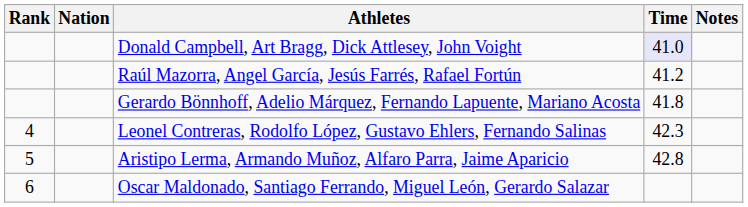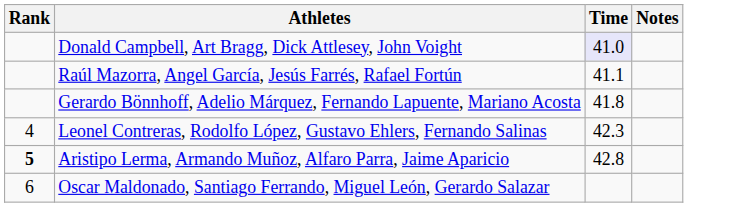- column: (84, 18)
(668, 74) 41.2 -> (609, 74) 41.1
(29, 159) normal -> (29, 159) bold
